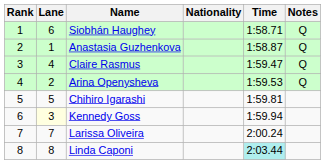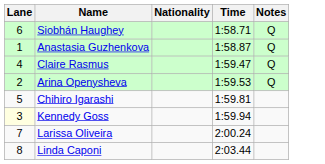- column: (20, 13)
(265, 151) paleturquoise background -> (233, 151) no background
